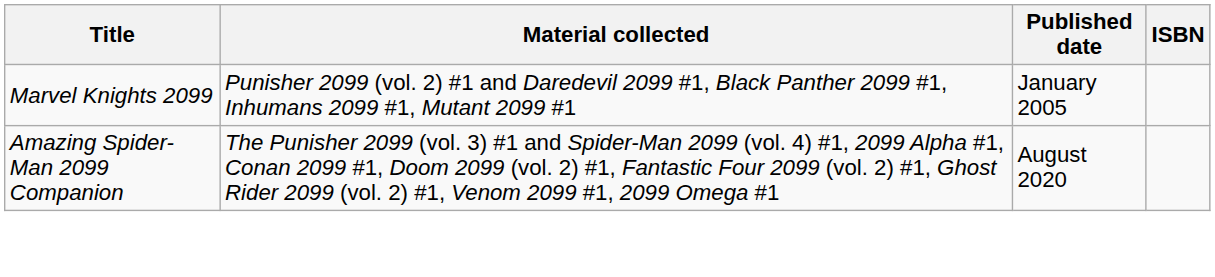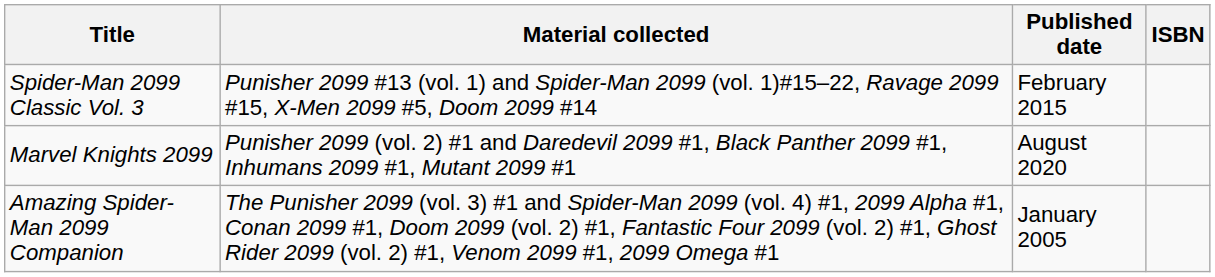+ row: (95, 94)
(1057, 94) January 2005 -> (1052, 155) August 2020
(1052, 167) August 2020 -> (1057, 228) January 2005
